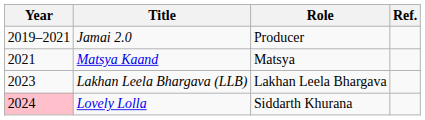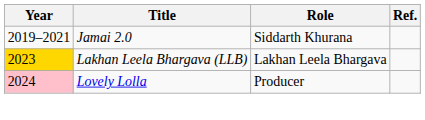(279, 37) Producer -> (303, 37) Siddarth Khurana
- row: (117, 59)
(22, 81) no background -> (22, 59) gold background
(303, 103) Siddarth Khurana -> (279, 81) Producer
